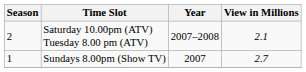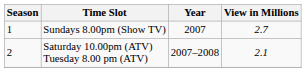rows swapped: (105, 59) <-> (98, 36)
